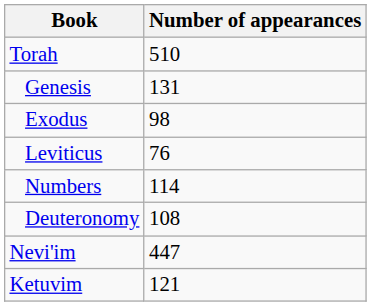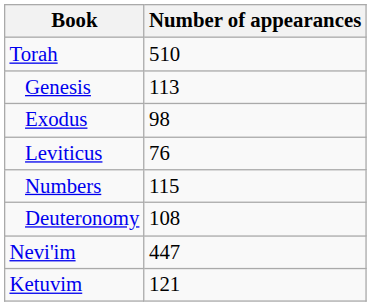(165, 86) 131 -> (164, 86) 113
(164, 185) 114 -> (164, 185) 115
